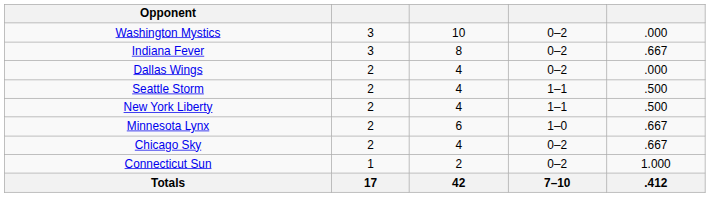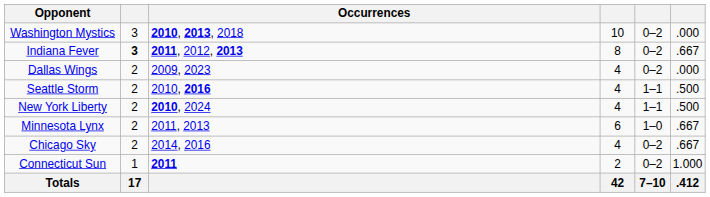+ column: (374, 13)
(371, 51) normal -> (135, 51) bold
